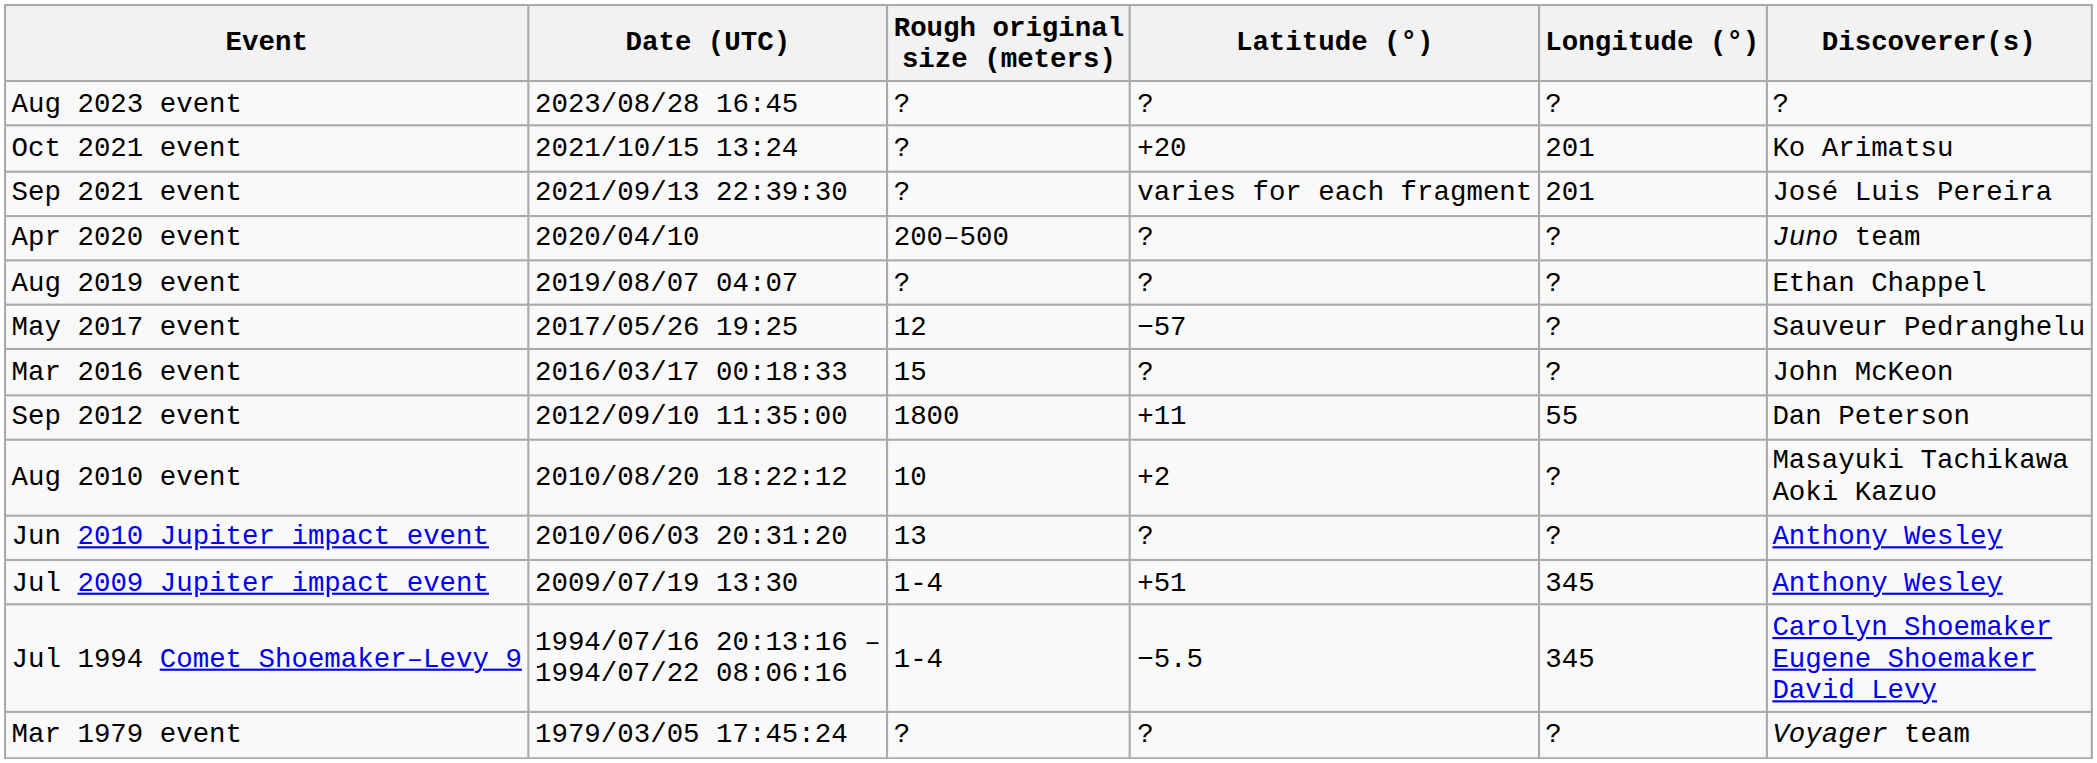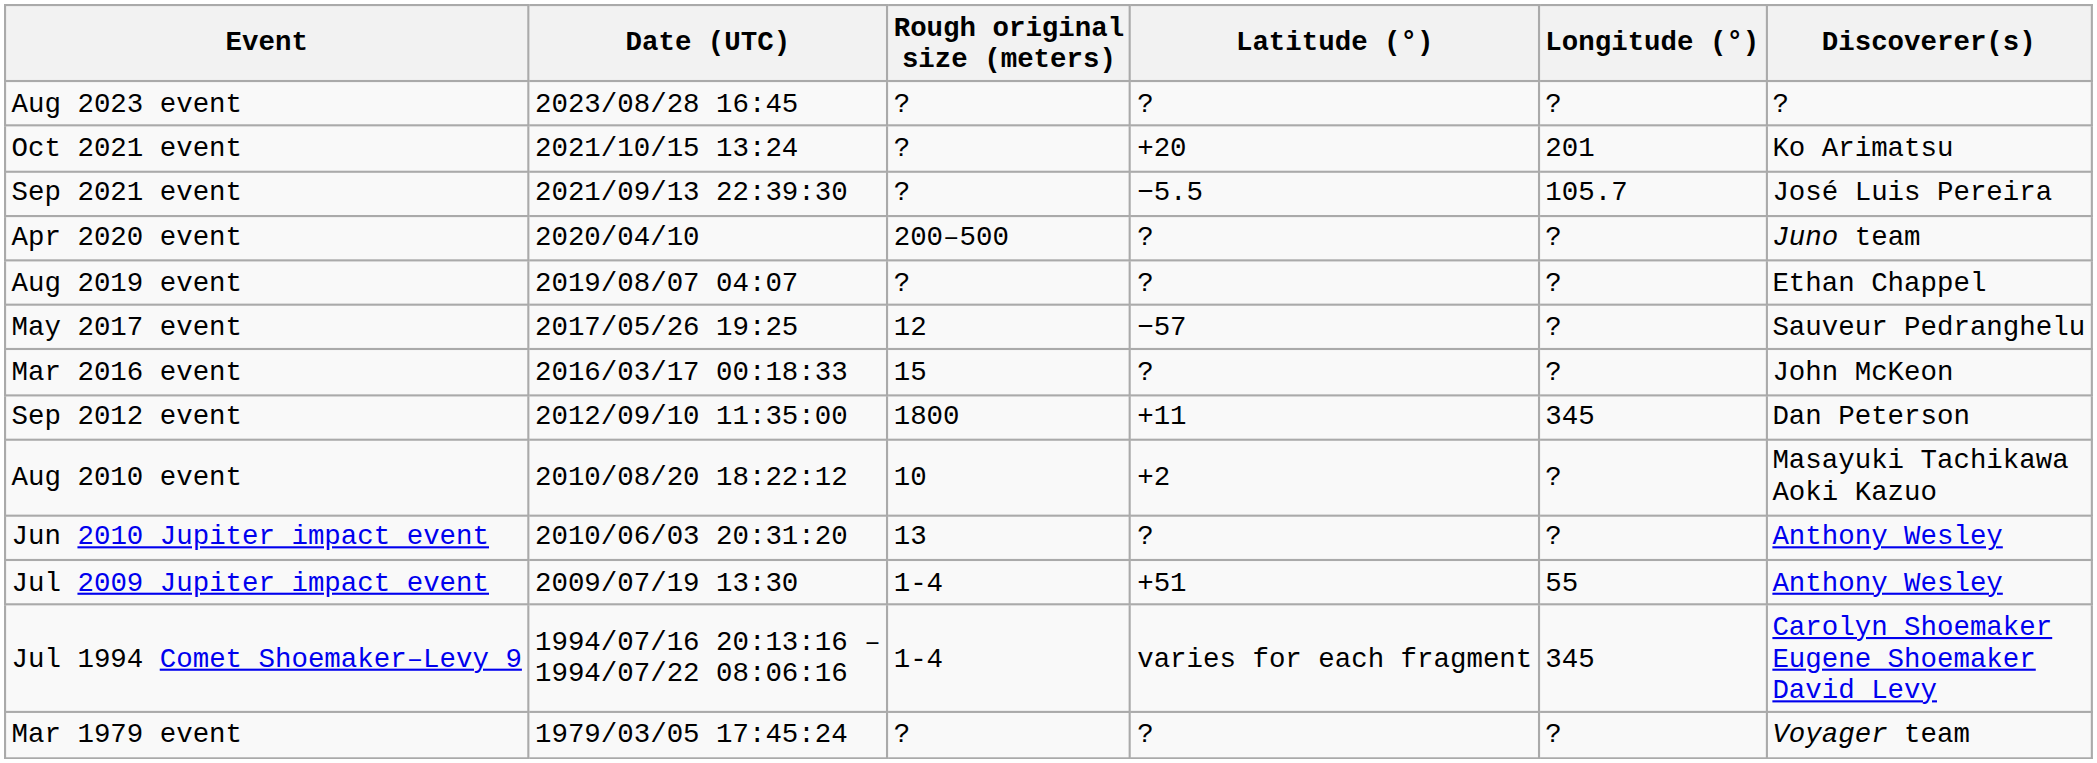(1335, 193) varies for each fragment -> (1170, 193) −5.5
(1570, 193) 201 -> (1586, 193) 105.7
(1562, 417) 55 -> (1570, 417) 345
(1570, 582) 345 -> (1562, 582) 55
(1170, 659) −5.5 -> (1335, 659) varies for each fragment
